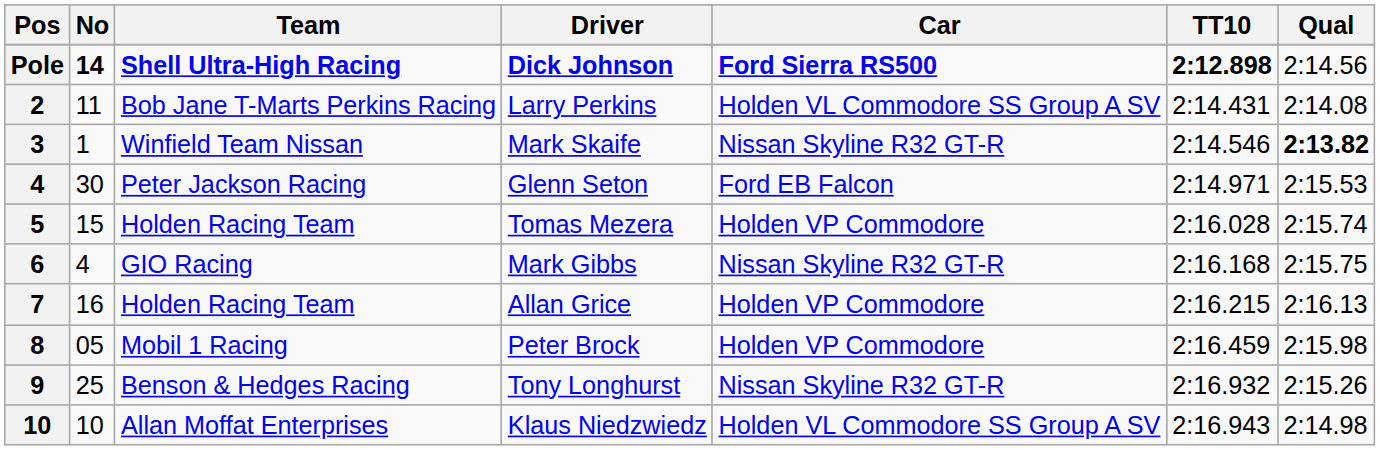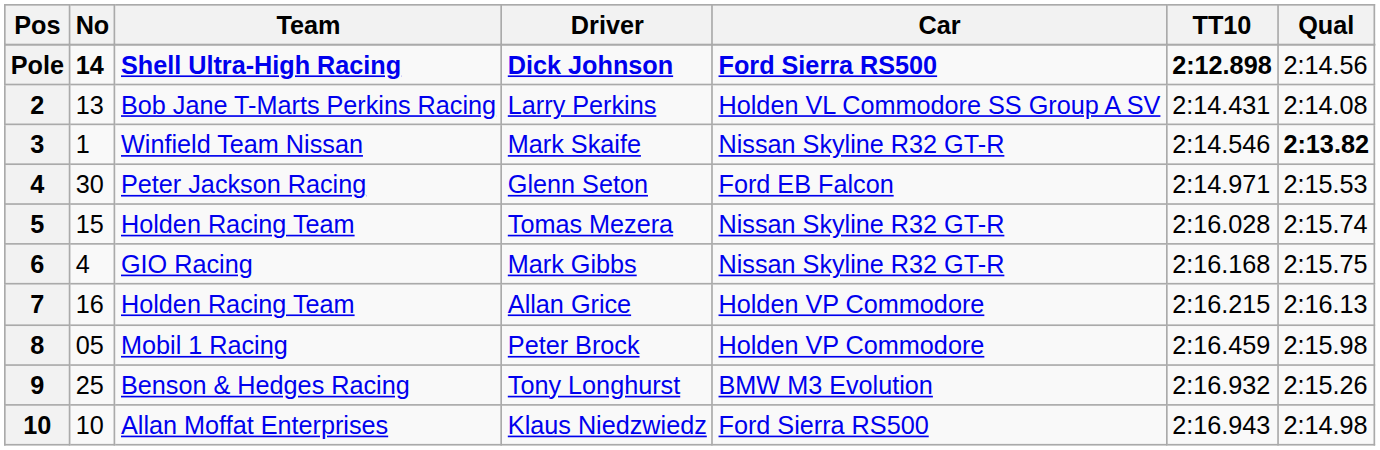(89, 105) 11 -> (90, 105) 13
(851, 225) Holden VP Commodore -> (861, 225) Nissan Skyline R32 GT-R
(861, 384) Nissan Skyline R32 GT-R -> (826, 384) BMW M3 Evolution
(939, 424) Holden VL Commodore SS Group A SV -> (824, 424) Ford Sierra RS500
